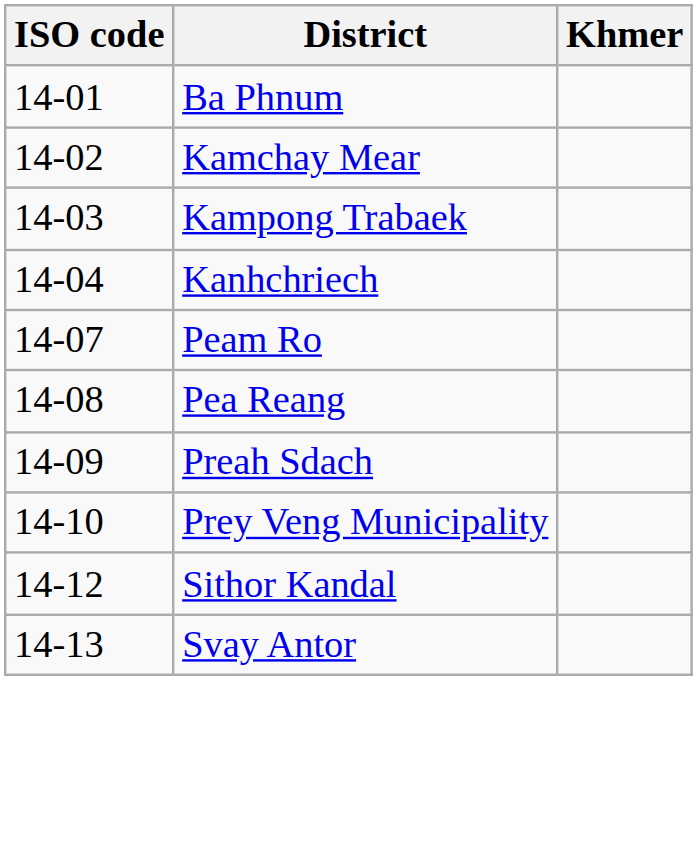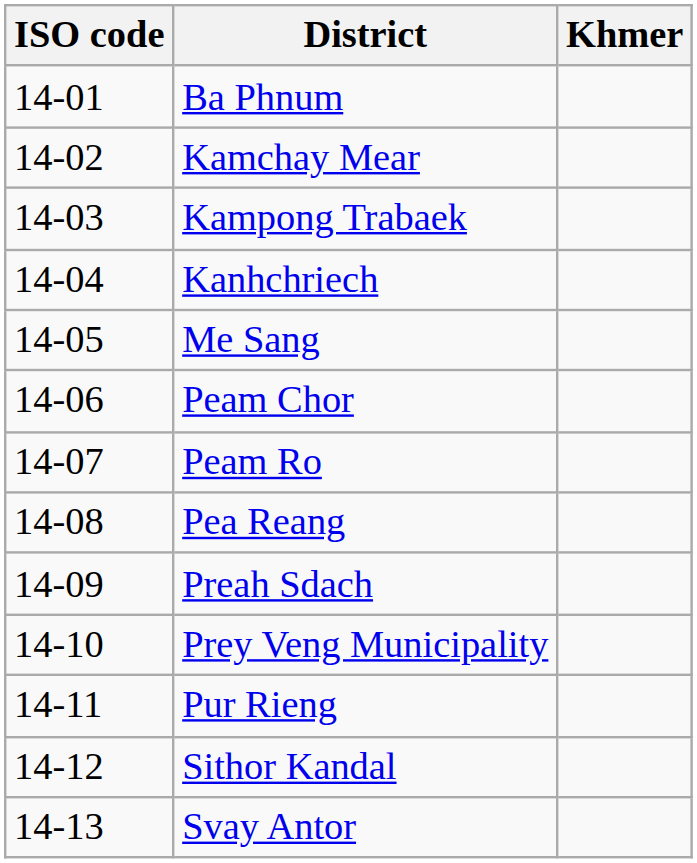+ row: (251, 339)
+ row: (268, 400)
+ row: (260, 704)
